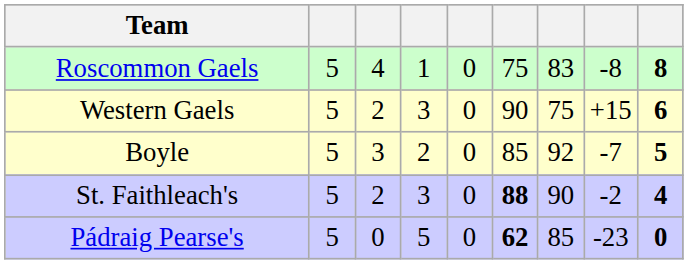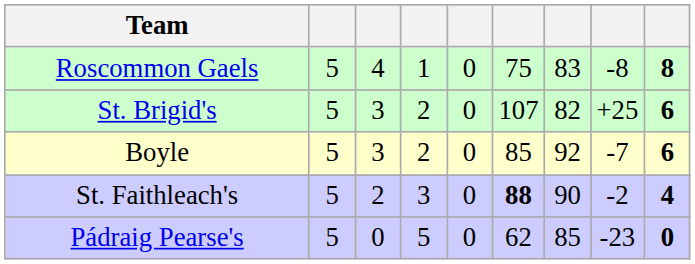+ row: (157, 110)
- row: (157, 110)
(661, 152) 5 -> (667, 152) 6
(515, 237) bold -> (518, 237) normal
